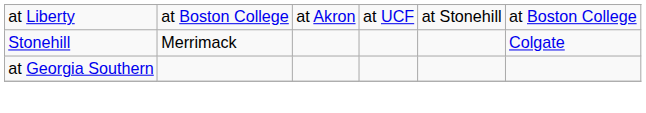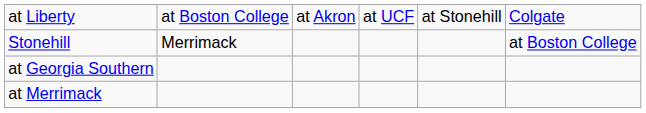(573, 17) at Boston College -> (537, 17) Colgate
(537, 42) Colgate -> (573, 42) at Boston College
+ row: (55, 94)
